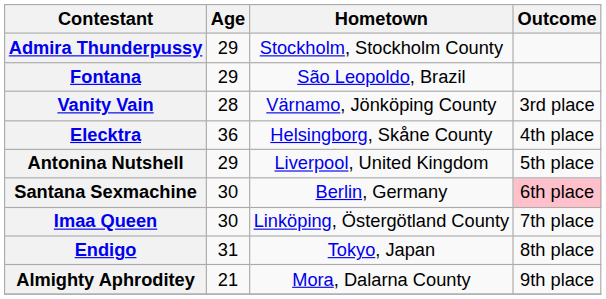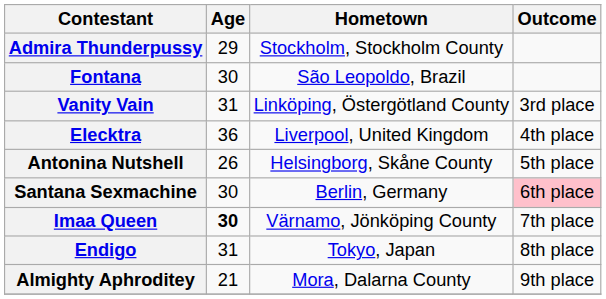(228, 76) 29 -> (228, 76) 30
(228, 105) 28 -> (228, 105) 31
(381, 105) Värnamo, Jönköping County -> (381, 105) Linköping, Östergötland County
(381, 134) Helsingborg, Skåne County -> (381, 134) Liverpool, United Kingdom
(228, 163) 29 -> (228, 163) 26
(381, 163) Liverpool, United Kingdom -> (381, 163) Helsingborg, Skåne County
(228, 221) normal -> (228, 221) bold
(381, 221) Linköping, Östergötland County -> (381, 221) Värnamo, Jönköping County
